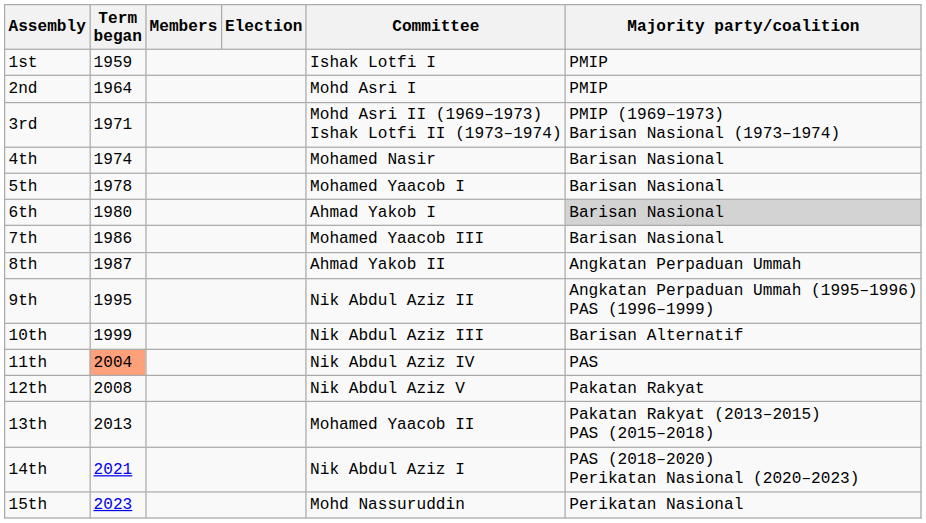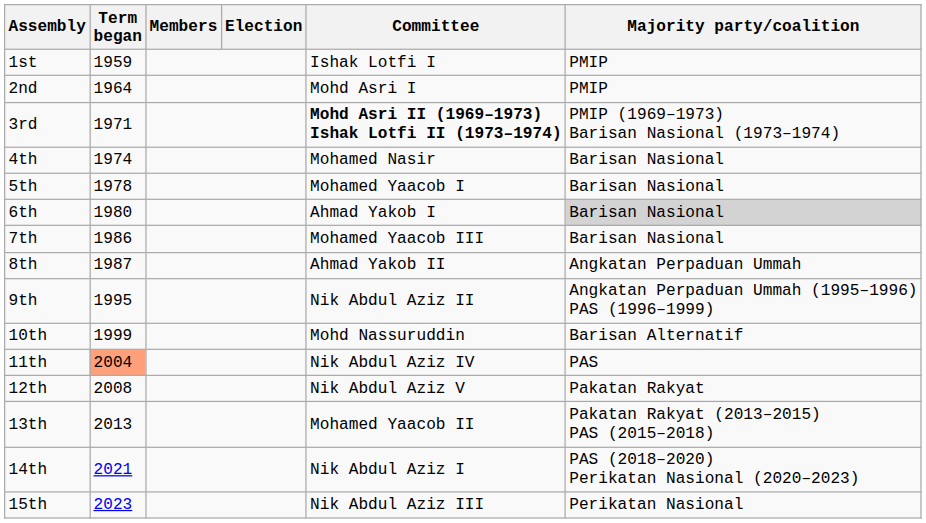(436, 124) normal -> (436, 124) bold
(397, 336) Nik Abdul Aziz III -> (387, 336) Mohd Nassuruddin
(387, 505) Mohd Nassuruddin -> (397, 505) Nik Abdul Aziz III
